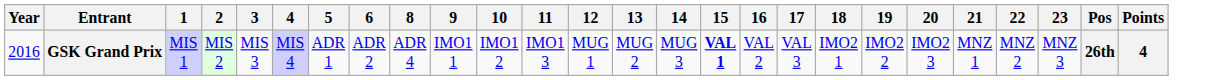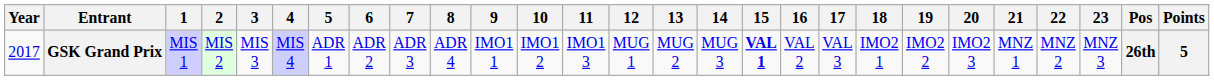+ column: (410, 17)
(24, 52) 2016 -> (24, 52) 2017
(1143, 52) 4 -> (1184, 52) 5
